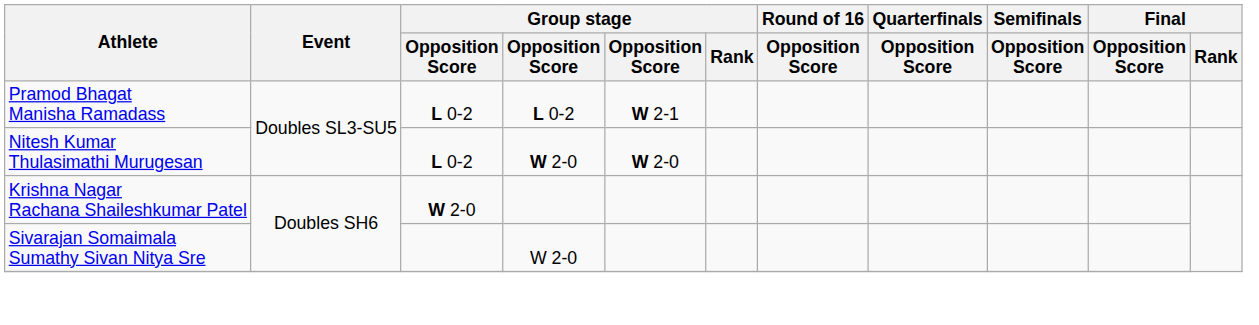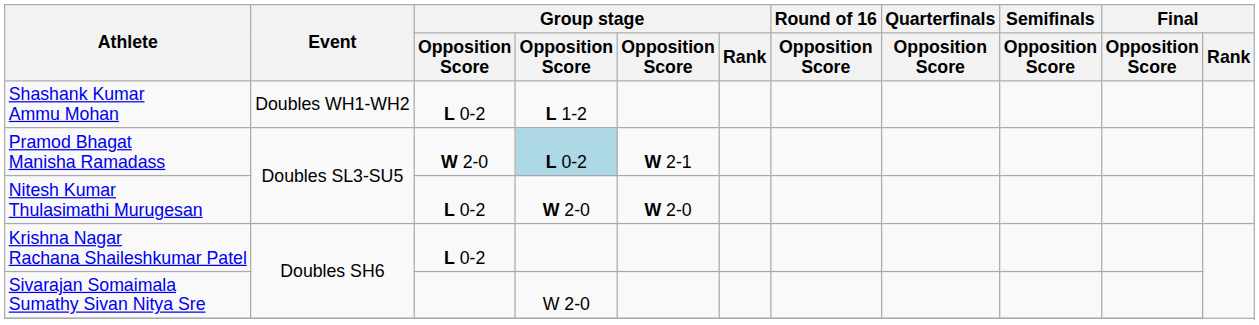+ row: (77, 104)
(452, 114) L 0-2 -> (465, 162) W 2-0
(554, 114) no background -> (566, 162) lightblue background
(452, 210) W 2-0 -> (465, 257) L 0-2
